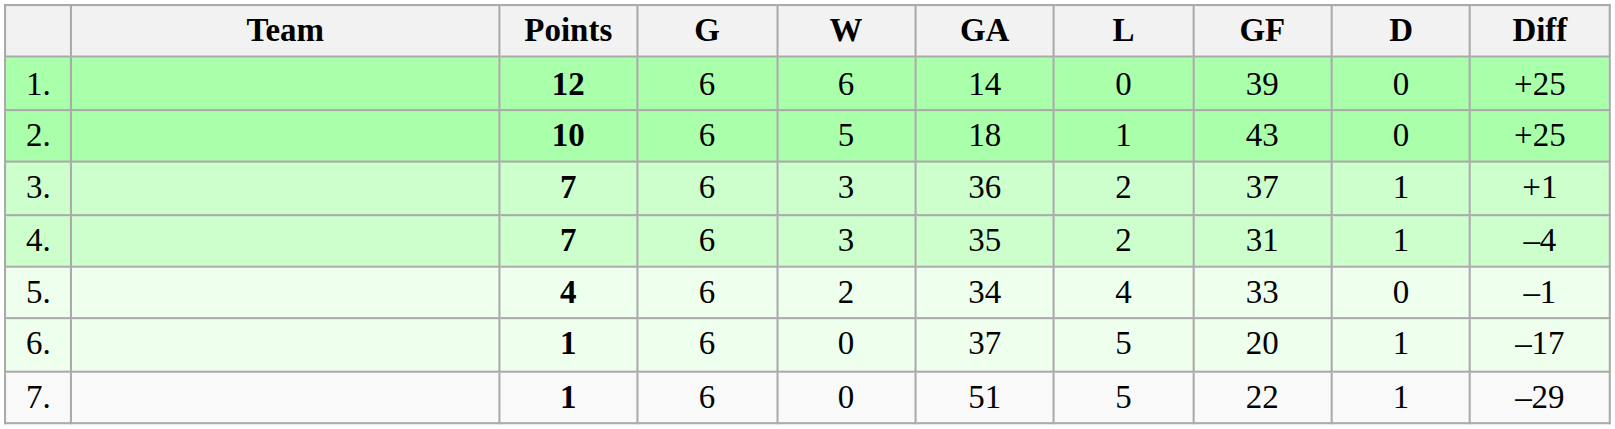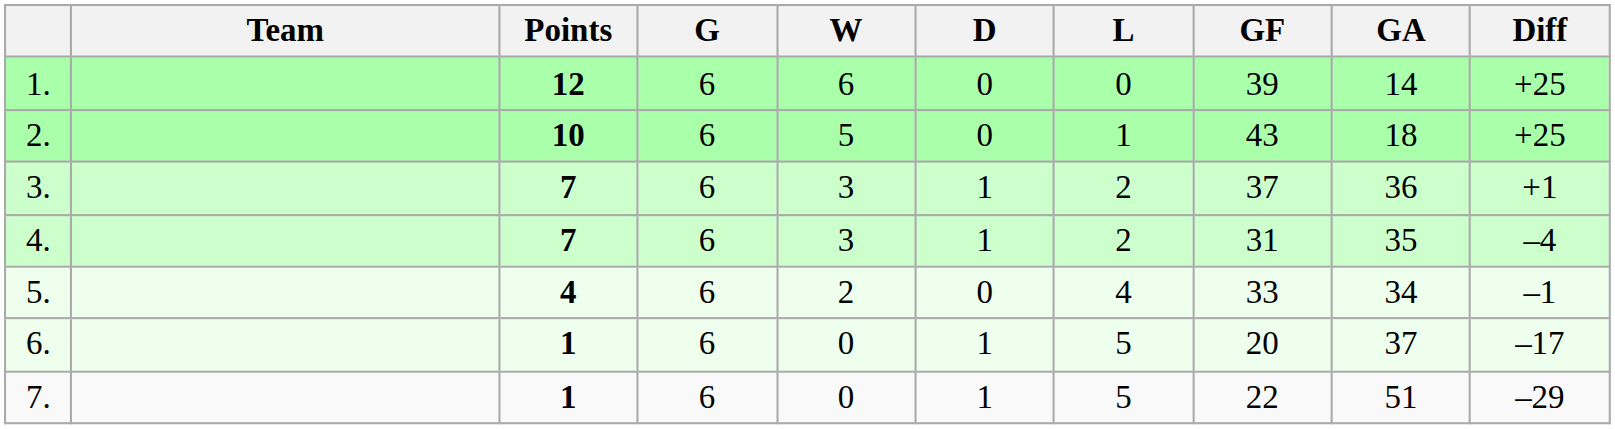columns swapped: (1401, 30) <-> (985, 30)
